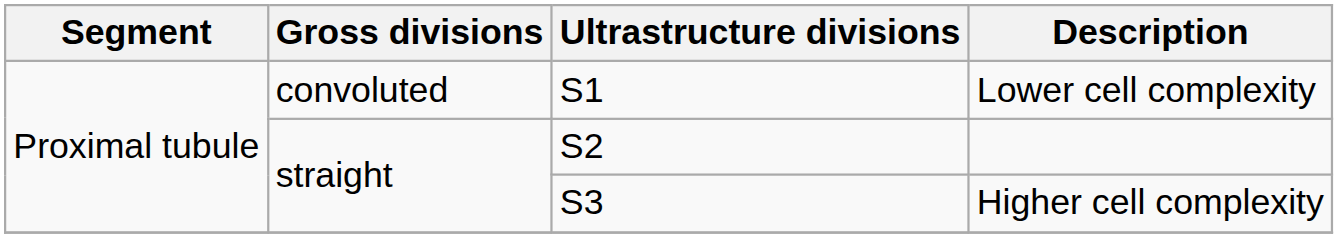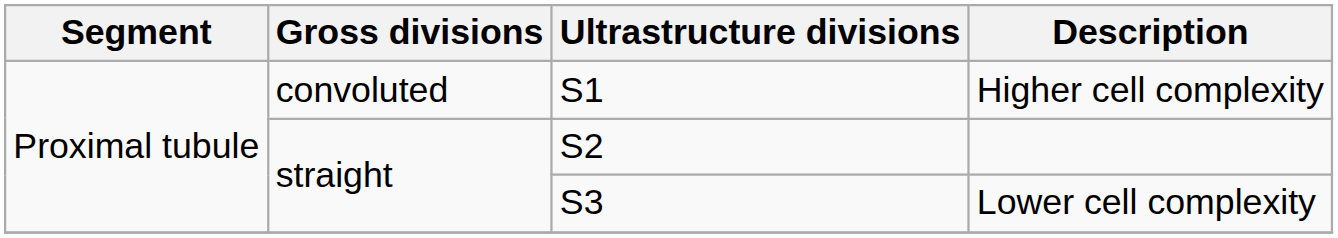(1146, 89) Lower cell complexity -> (1150, 89) Higher cell complexity
(1150, 202) Higher cell complexity -> (1146, 202) Lower cell complexity
